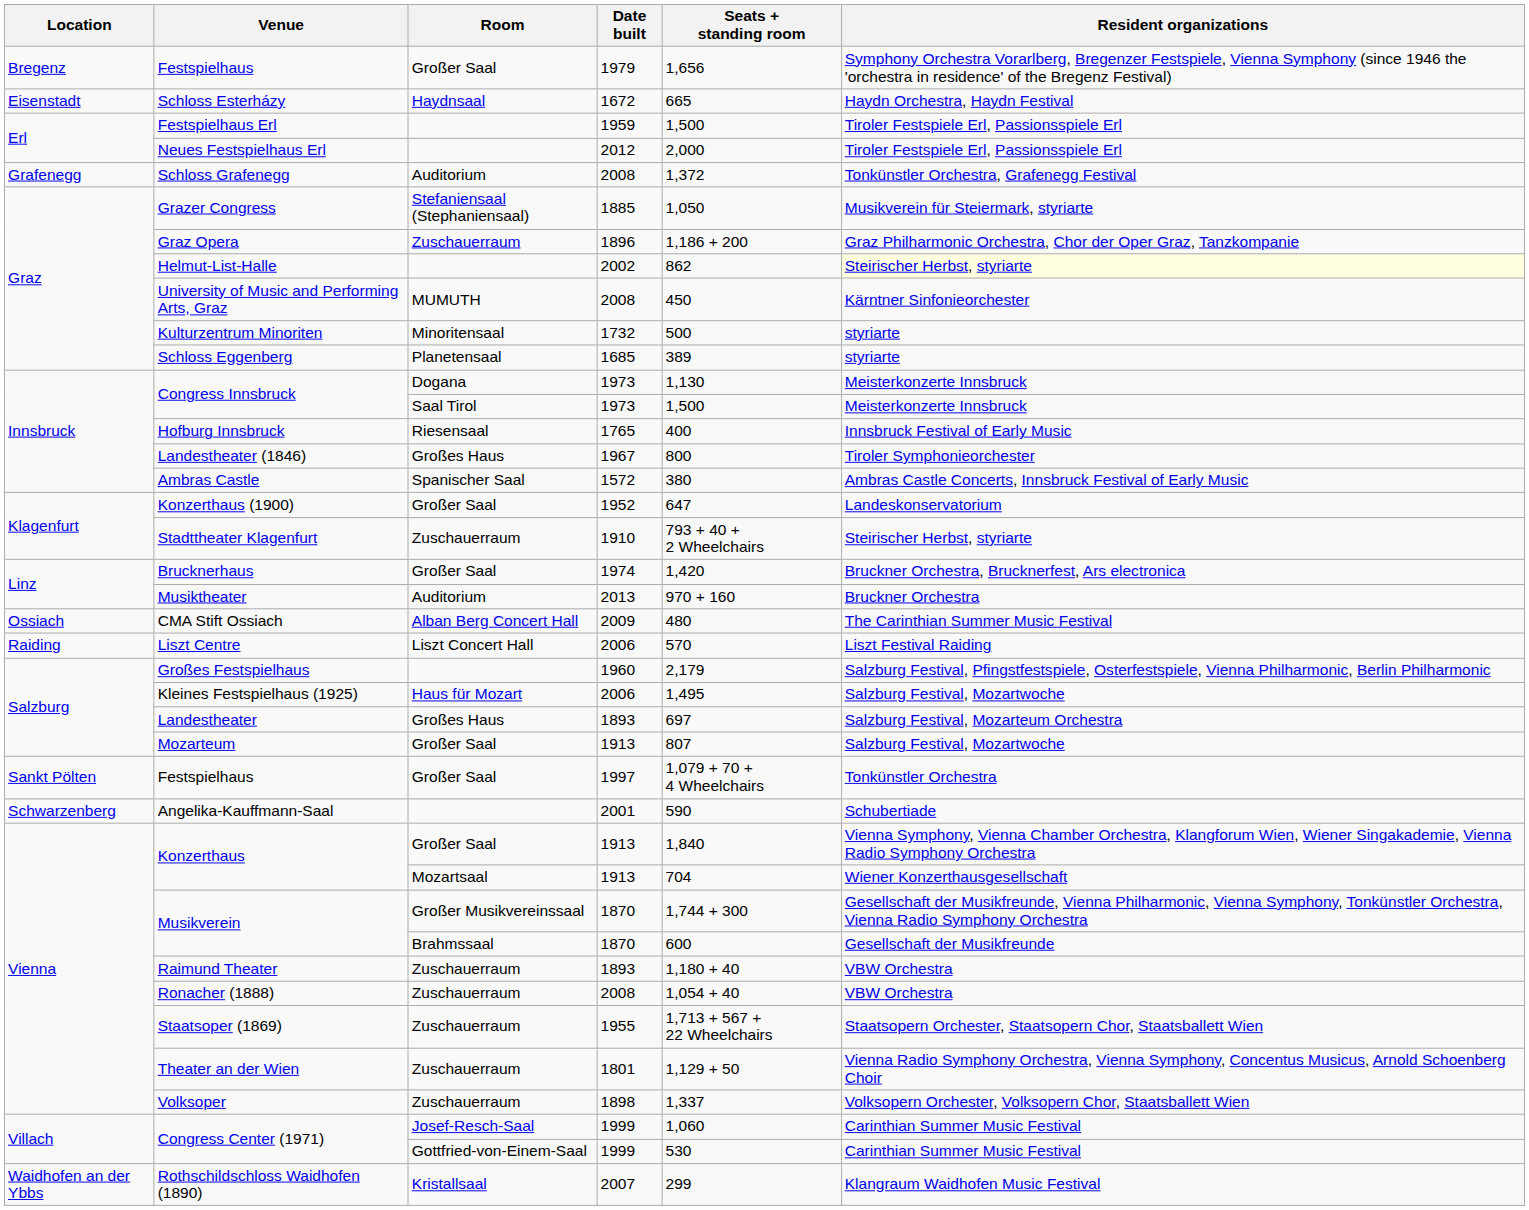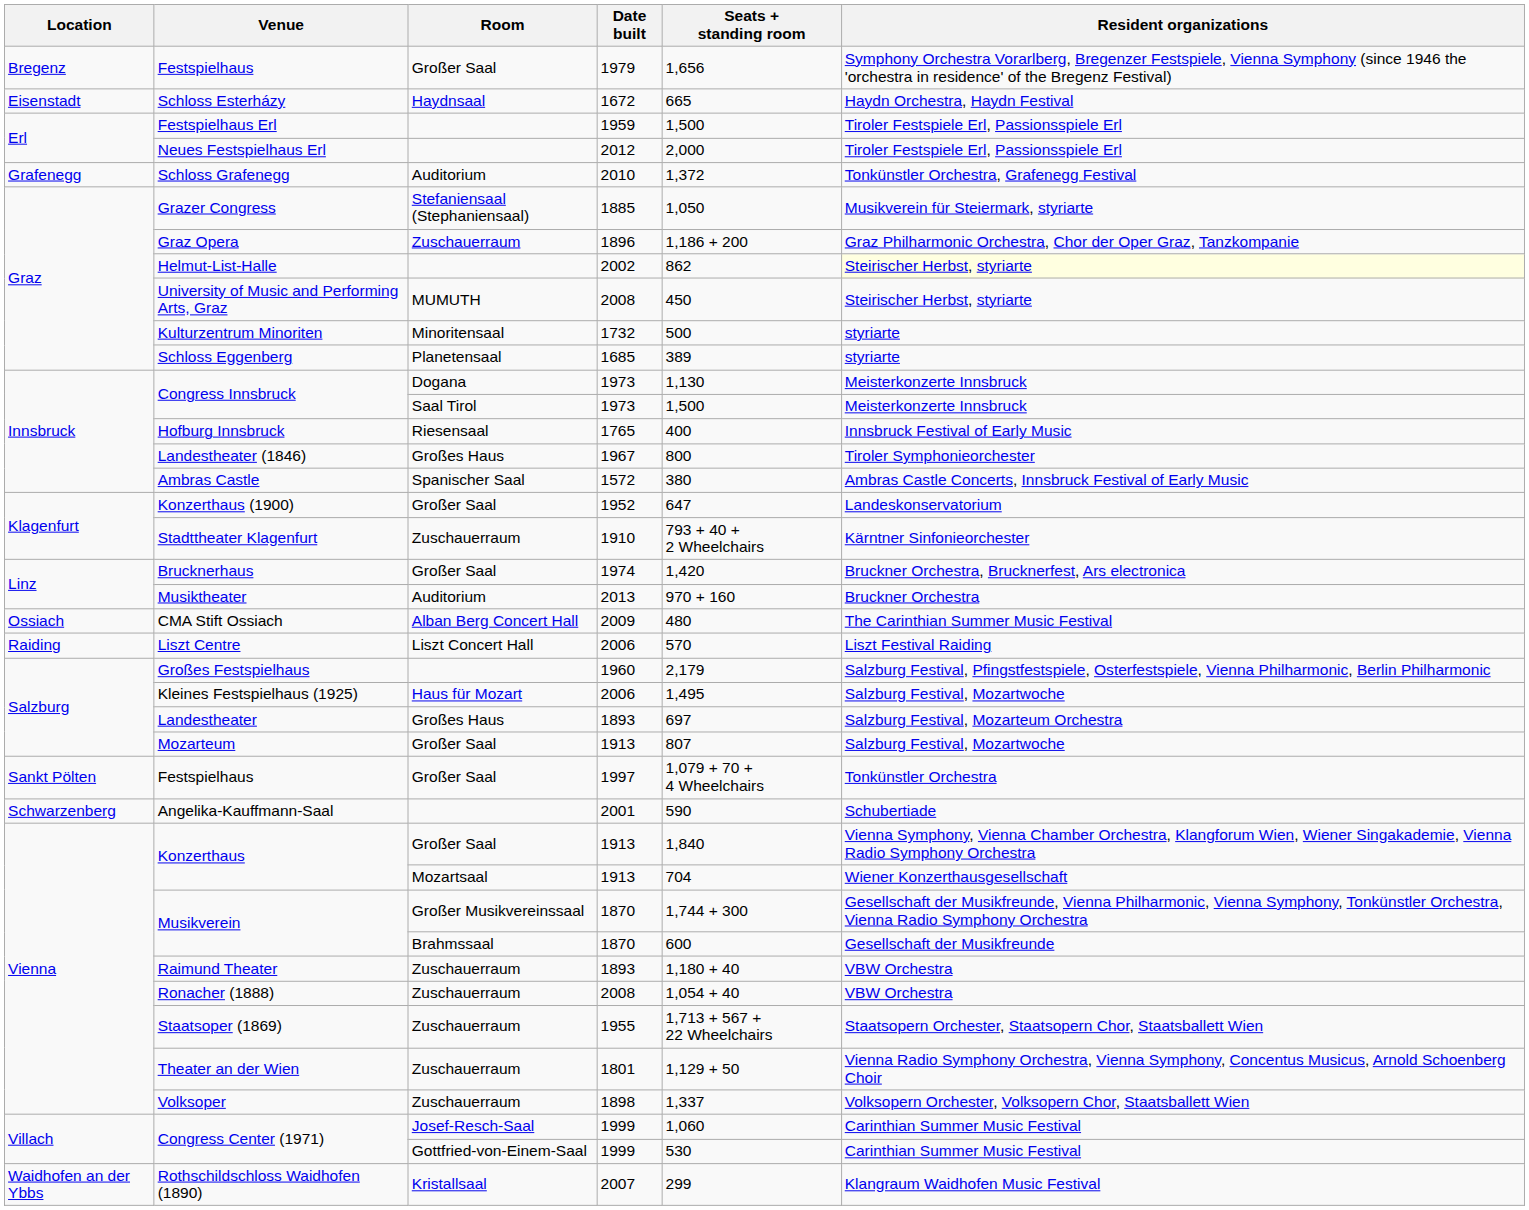(618, 174) 2008 -> (618, 174) 2010
(937, 299) Kärntner Sinfonieorchester -> (938, 299) Steirischer Herbst, styriarte
(938, 538) Steirischer Herbst, styriarte -> (937, 538) Kärntner Sinfonieorchester
